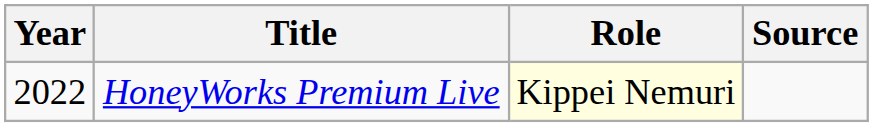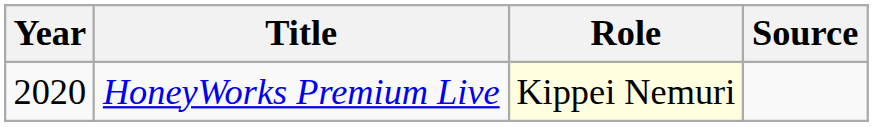(50, 90) 2022 -> (50, 90) 2020
